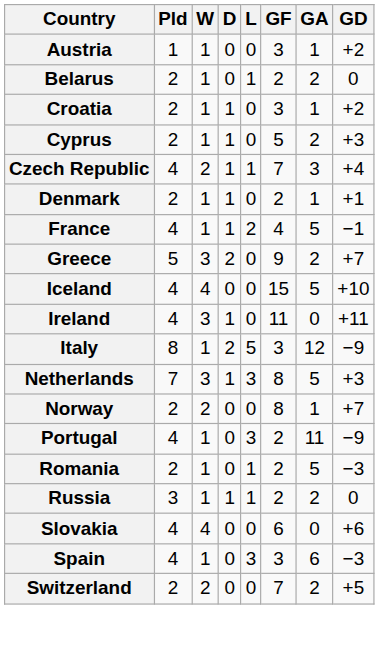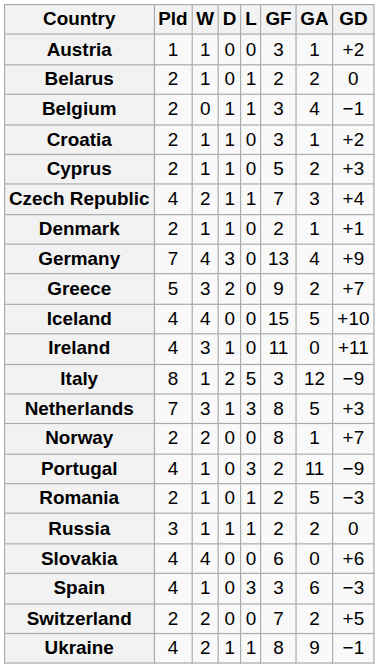+ row: (79, 109)
- row: (79, 229)
+ row: (79, 259)
+ row: (79, 648)
